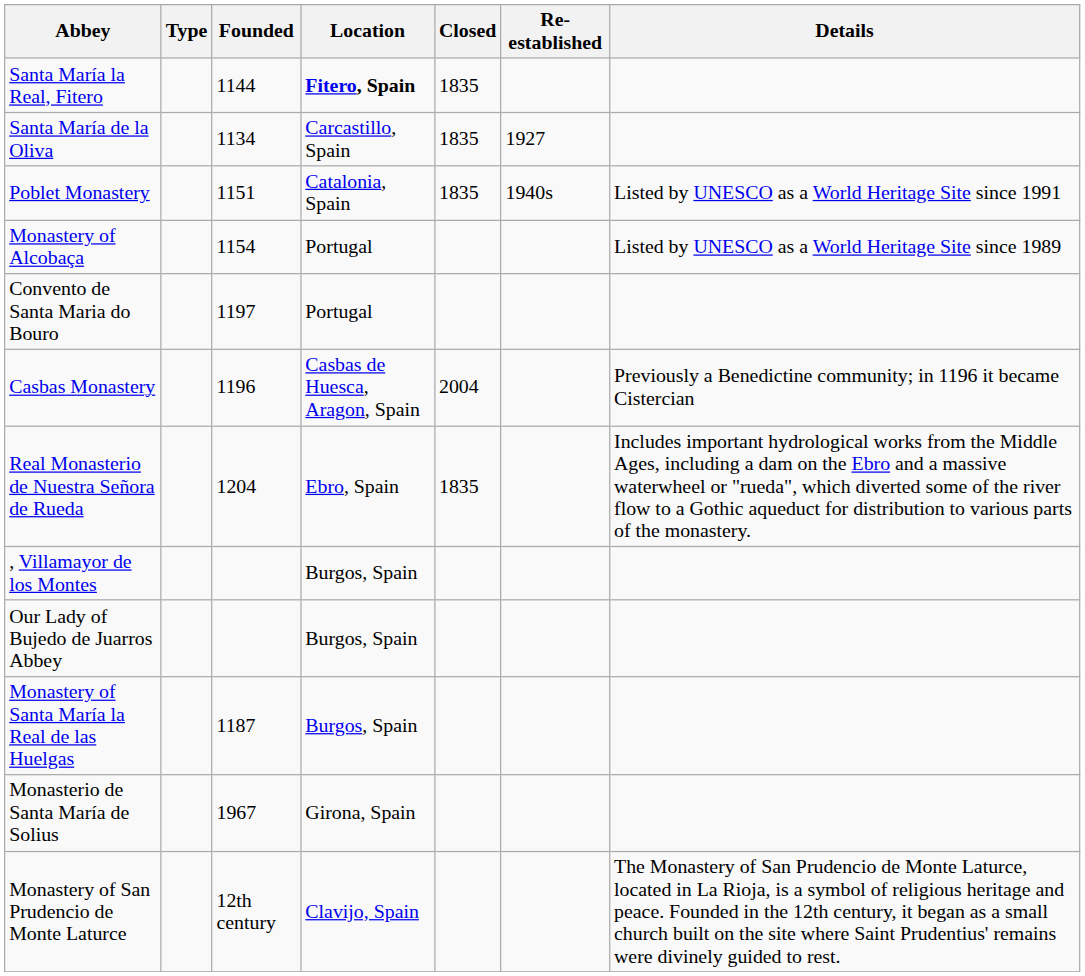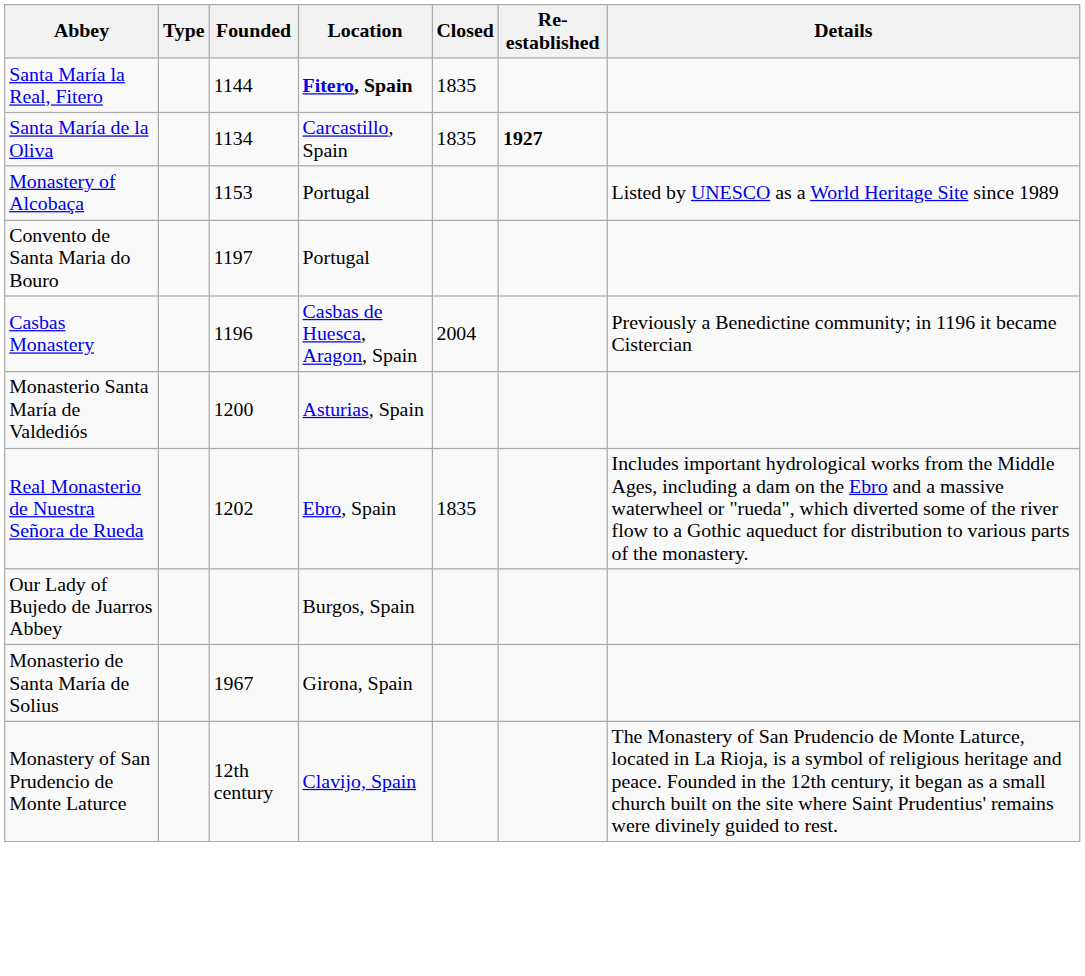(525, 138) normal -> (523, 138) bold
- row: (79, 192)
(236, 246) 1154 -> (233, 192) 1153
+ row: (79, 409)
(236, 486) 1204 -> (234, 508) 1202
- row: (70, 573)
- row: (67, 725)
